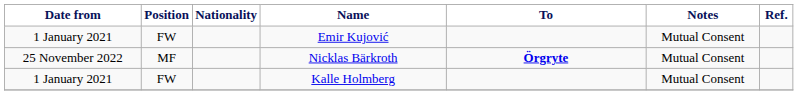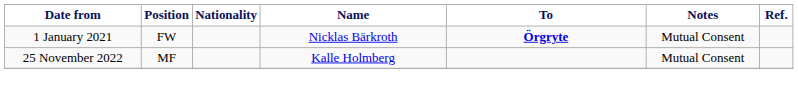- row: (353, 36)
(73, 58) 25 November 2022 -> (73, 36) 1 January 2021
(167, 58) MF -> (167, 36) FW
(73, 79) 1 January 2021 -> (73, 58) 25 November 2022
(167, 79) FW -> (167, 58) MF
